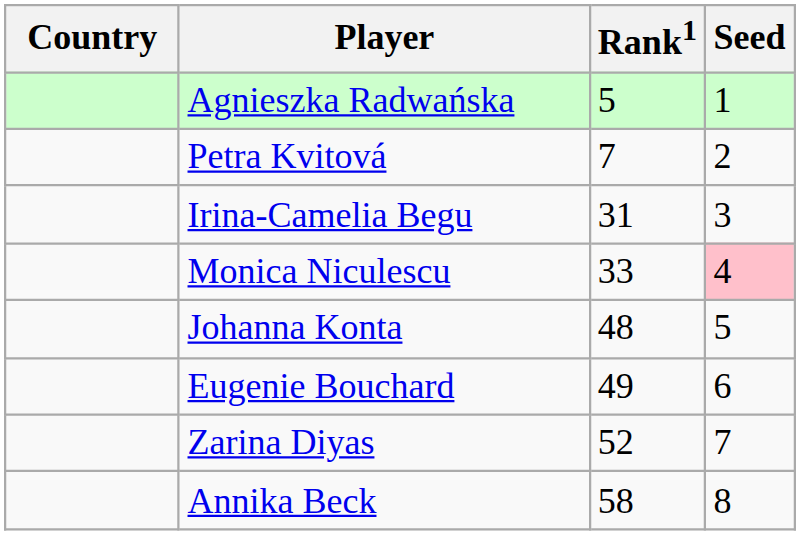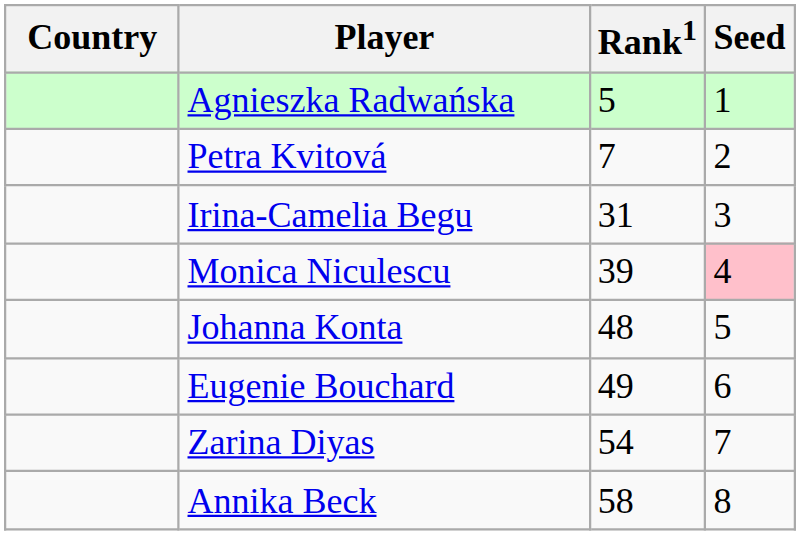(616, 271) 33 -> (616, 271) 39
(616, 442) 52 -> (616, 442) 54
